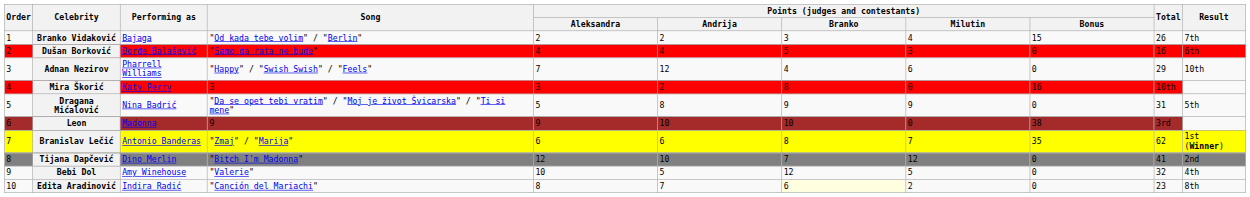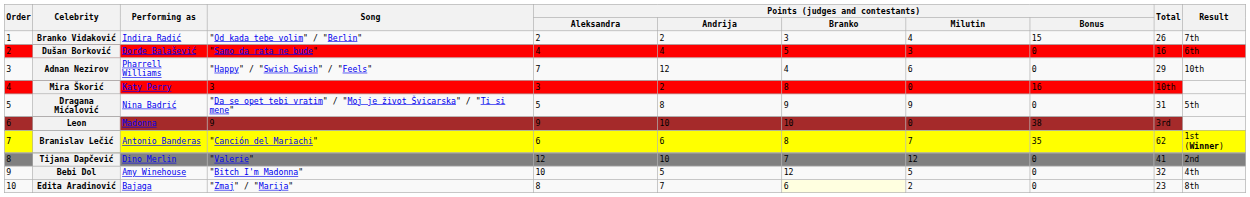(137, 38) Bajaga -> (152, 38) Indira Radić
(251, 141) "Zmaj" / "Marija" -> (264, 141) "Canción del Mariachi"
(256, 159) "Bitch I'm Madonna" -> (232, 159) "Valerie"
(232, 173) "Valerie" -> (256, 173) "Bitch I'm Madonna"
(152, 186) Indira Radić -> (137, 186) Bajaga
(264, 186) "Canción del Mariachi" -> (251, 186) "Zmaj" / "Marija"
